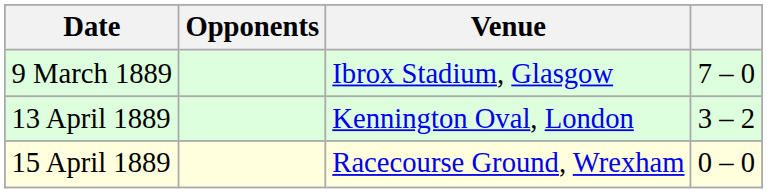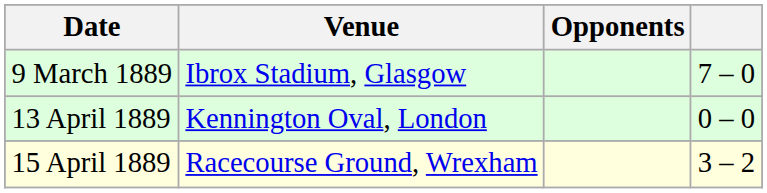columns swapped: (508, 27) <-> (252, 27)
(726, 118) 3 – 2 -> (726, 118) 0 – 0
(726, 163) 0 – 0 -> (726, 163) 3 – 2
